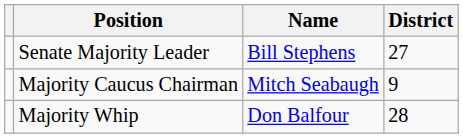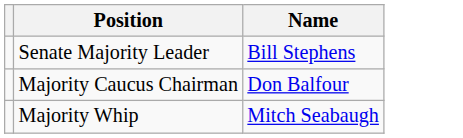- column: (421, 20)
(313, 84) Mitch Seabaugh -> (298, 84) Don Balfour
(298, 116) Don Balfour -> (313, 116) Mitch Seabaugh
